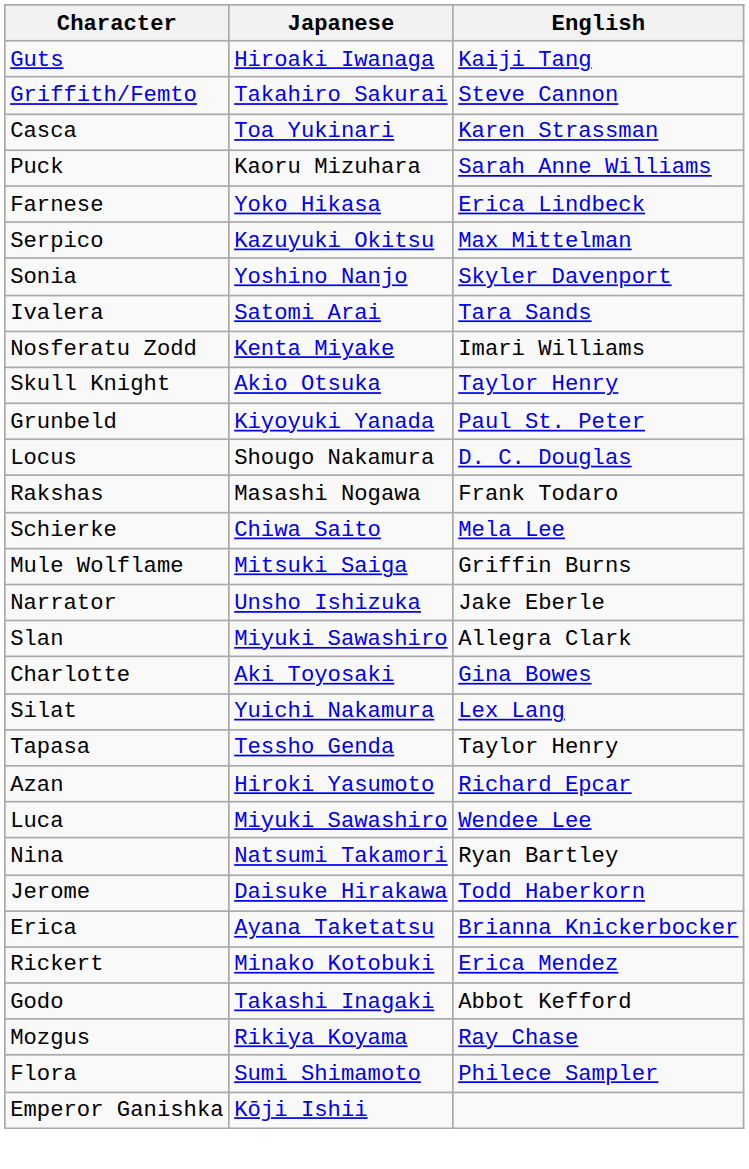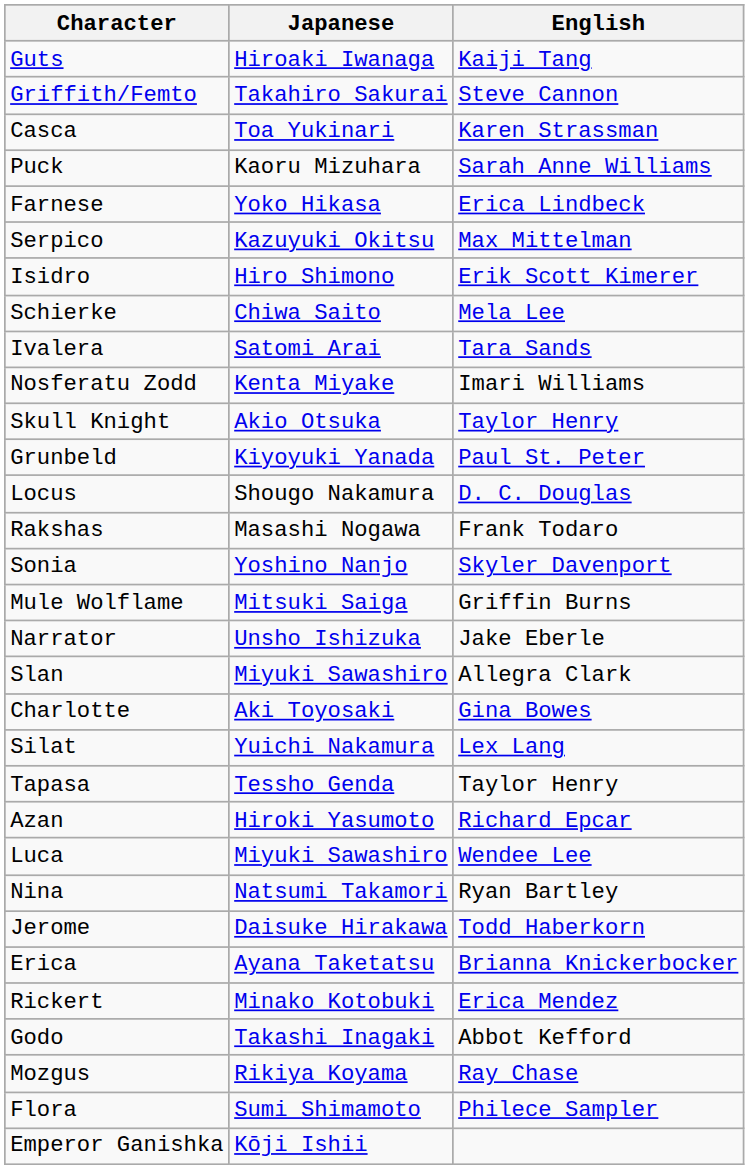+ row: (50, 277)
rows swapped: (64, 530) <-> (44, 277)
